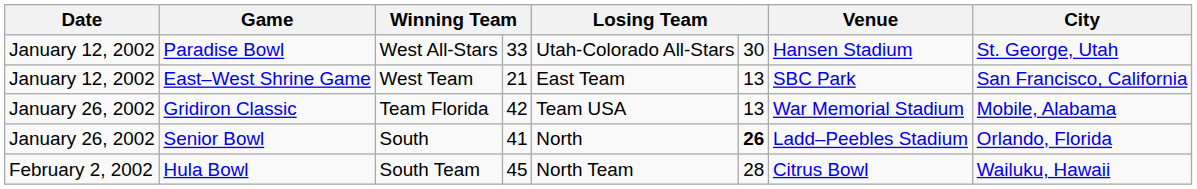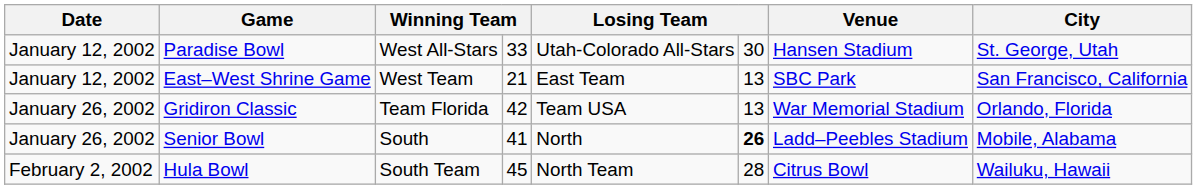(1046, 109) Mobile, Alabama -> (1044, 109) Orlando, Florida
(1044, 139) Orlando, Florida -> (1046, 139) Mobile, Alabama
